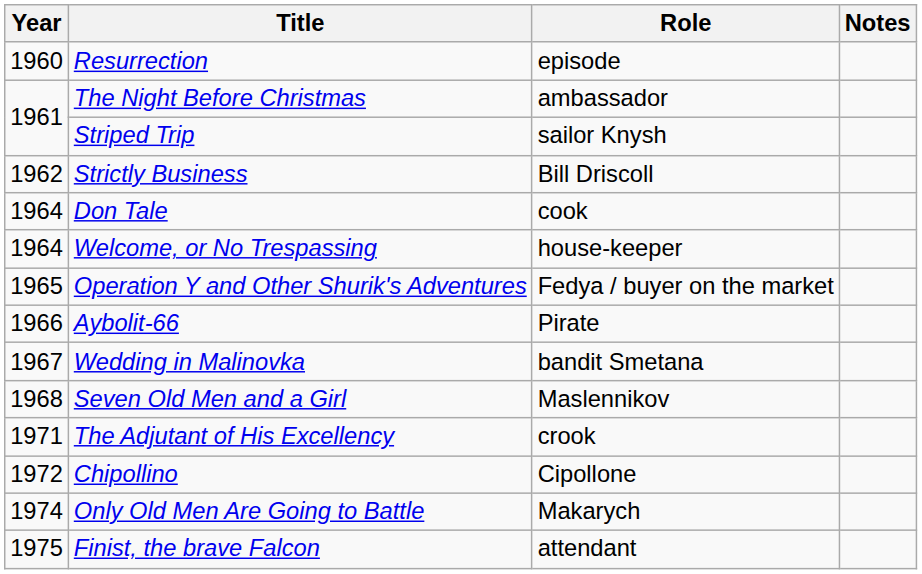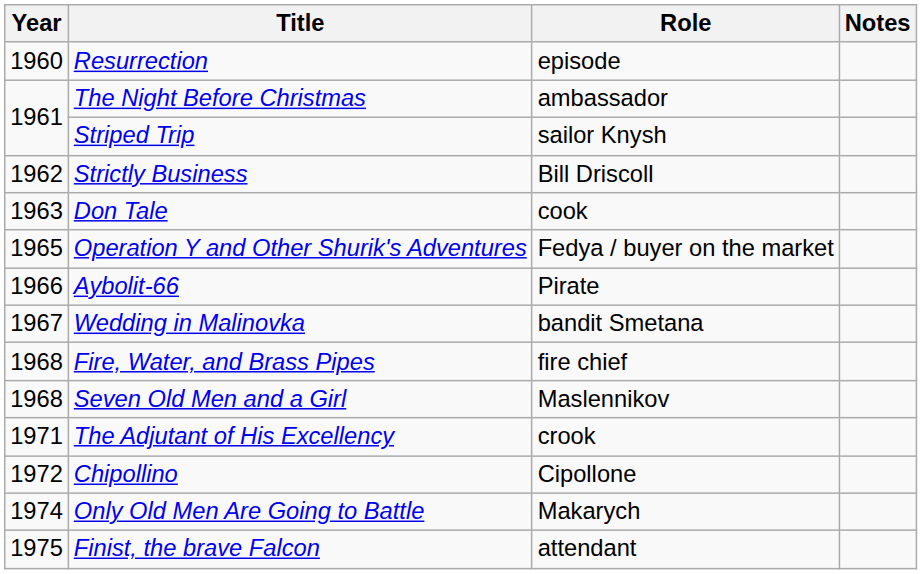(37, 211) 1964 -> (37, 211) 1963
- row: (225, 248)
+ row: (224, 361)
